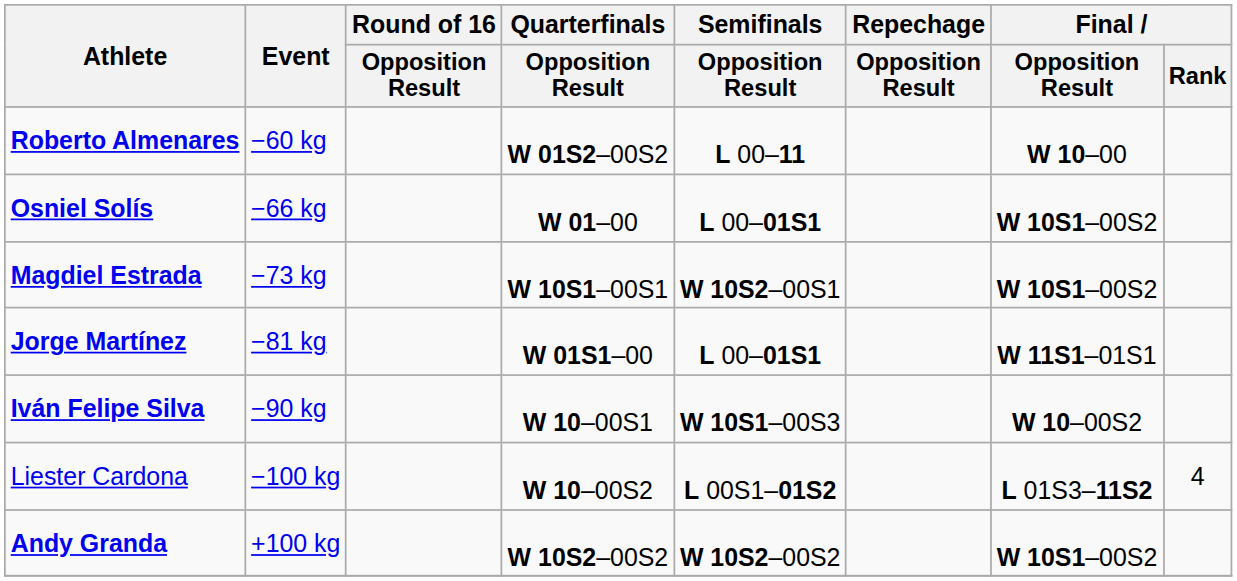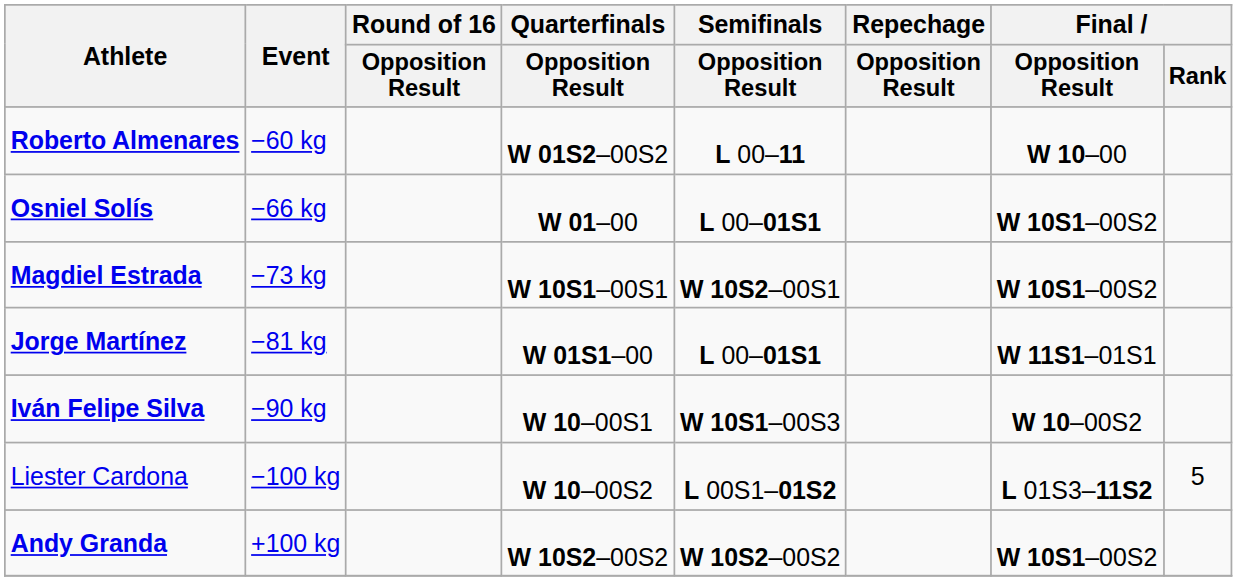(1198, 476) 4 -> (1198, 476) 5
